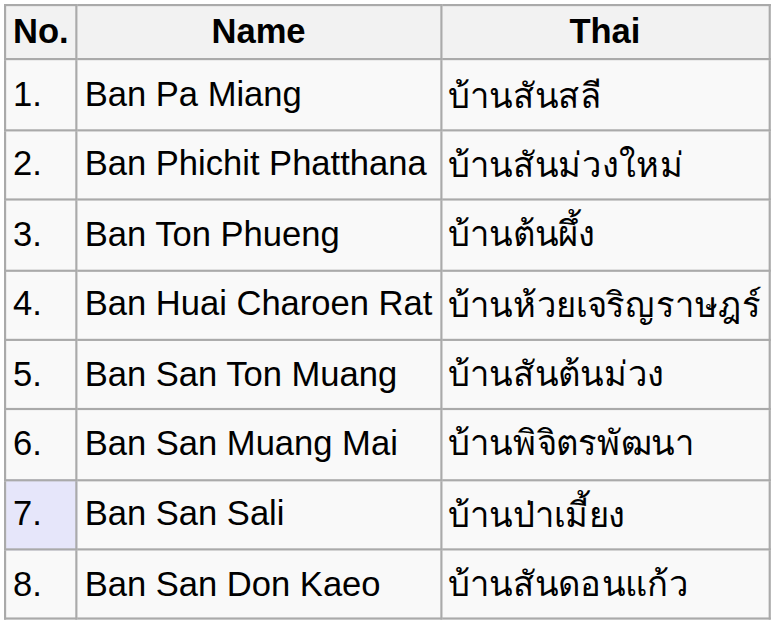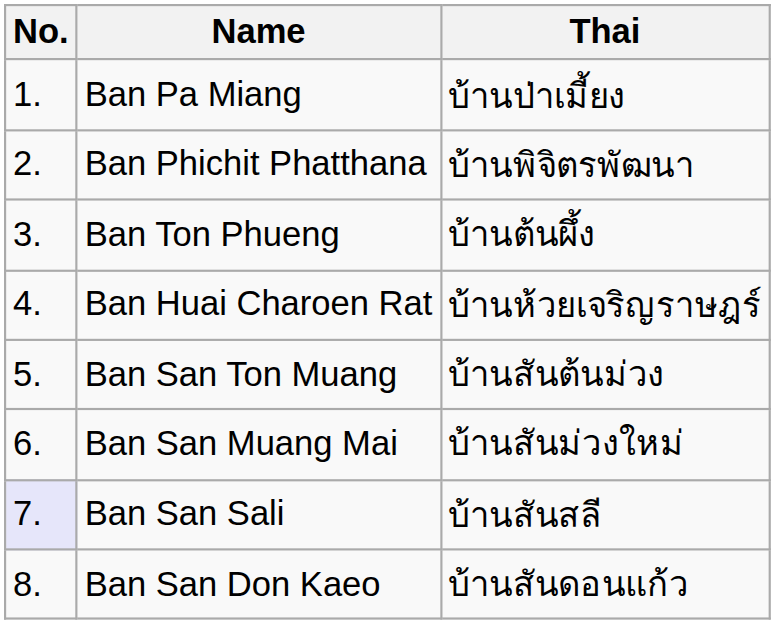(525, 95) บ้านสันสลี -> (537, 95) บ้านป่าเมี้ยง
(566, 165) บ้านสันม่วงใหม่ -> (571, 165) บ้านพิจิตรพัฒนา
(571, 445) บ้านพิจิตรพัฒนา -> (566, 445) บ้านสันม่วงใหม่
(537, 514) บ้านป่าเมี้ยง -> (525, 514) บ้านสันสลี
